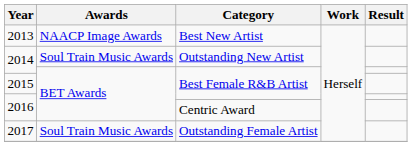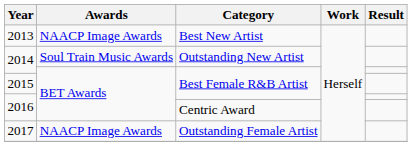(106, 131) Soul Train Music Awards -> (101, 131) NAACP Image Awards
